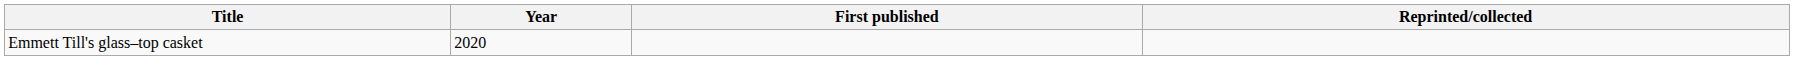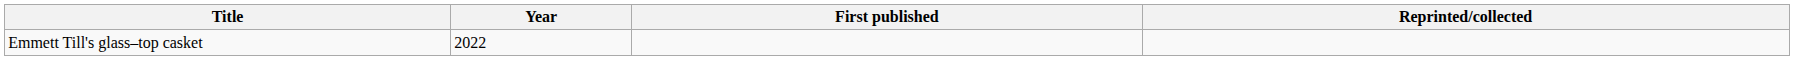(470, 42) 2020 -> (470, 42) 2022
